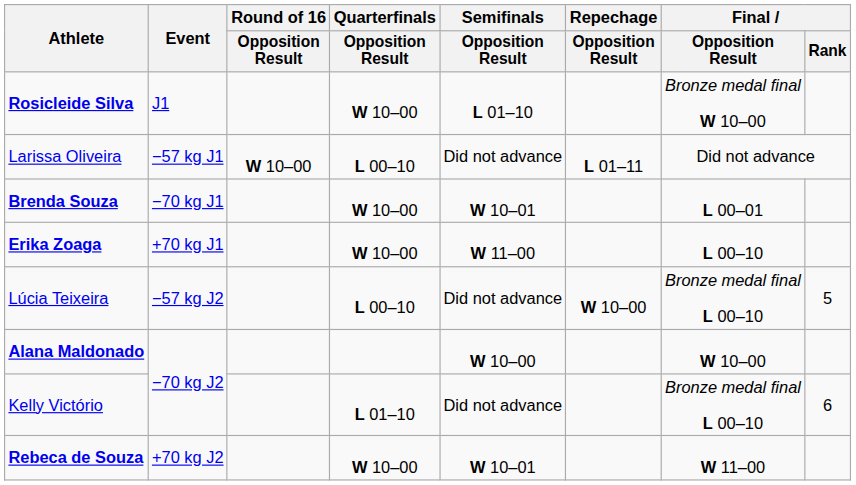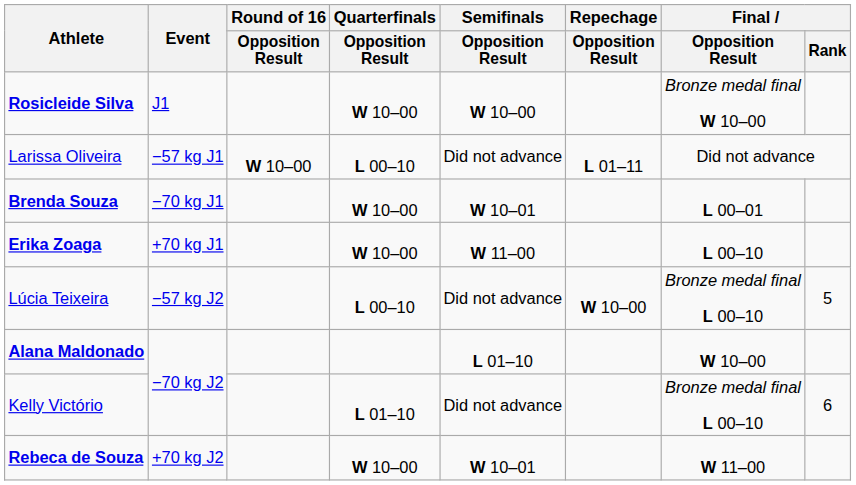(503, 113) L 01–10 -> (503, 113) W 10–00
(503, 361) W 10–00 -> (503, 361) L 01–10
